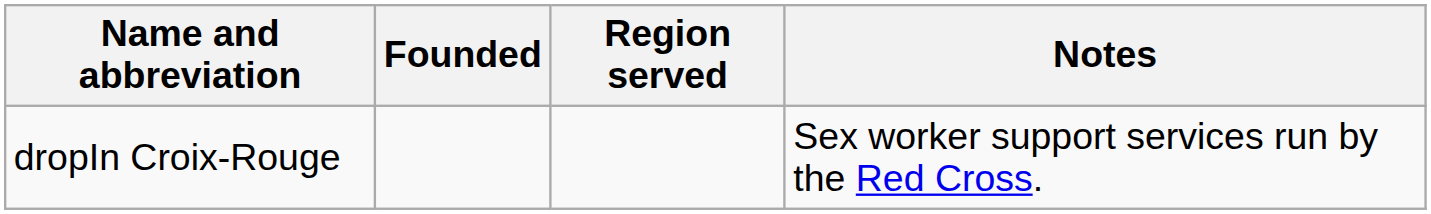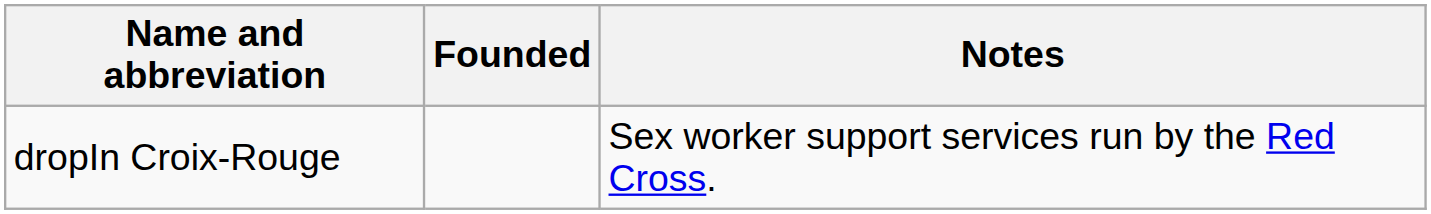- column: (668, 55)
